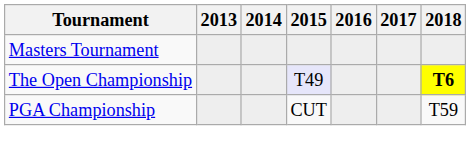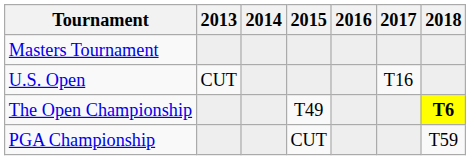+ row: (47, 79)
(309, 79) lavender background -> (309, 109) no background
